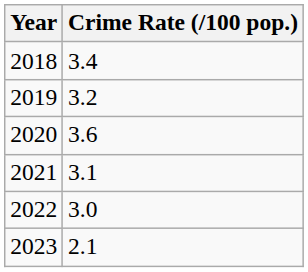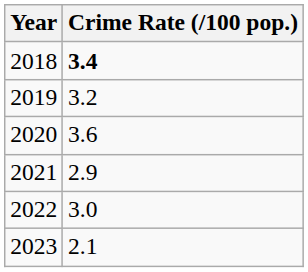(83, 60) normal -> (83, 60) bold
(83, 172) 3.1 -> (83, 172) 2.9
